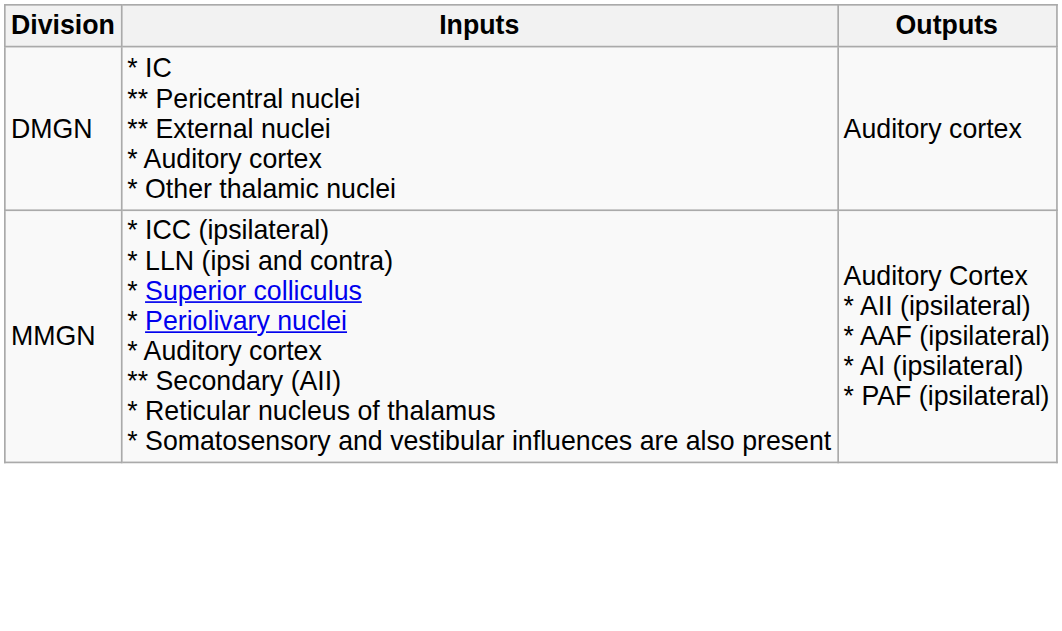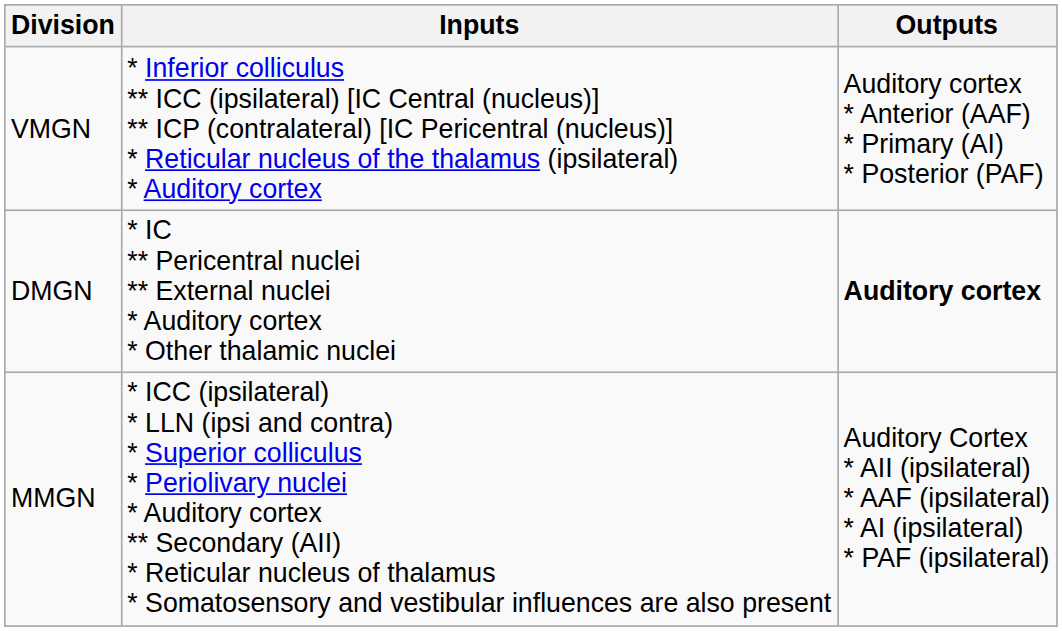+ row: (51, 128)
(933, 128) normal -> (942, 290) bold
